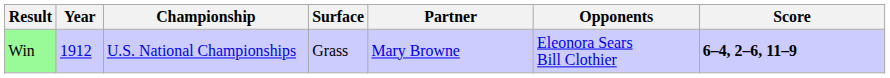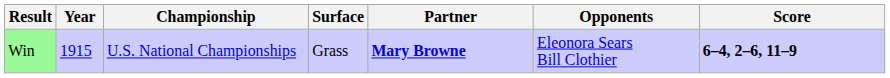(76, 51) 1912 -> (76, 51) 1915
(416, 51) normal -> (419, 51) bold
